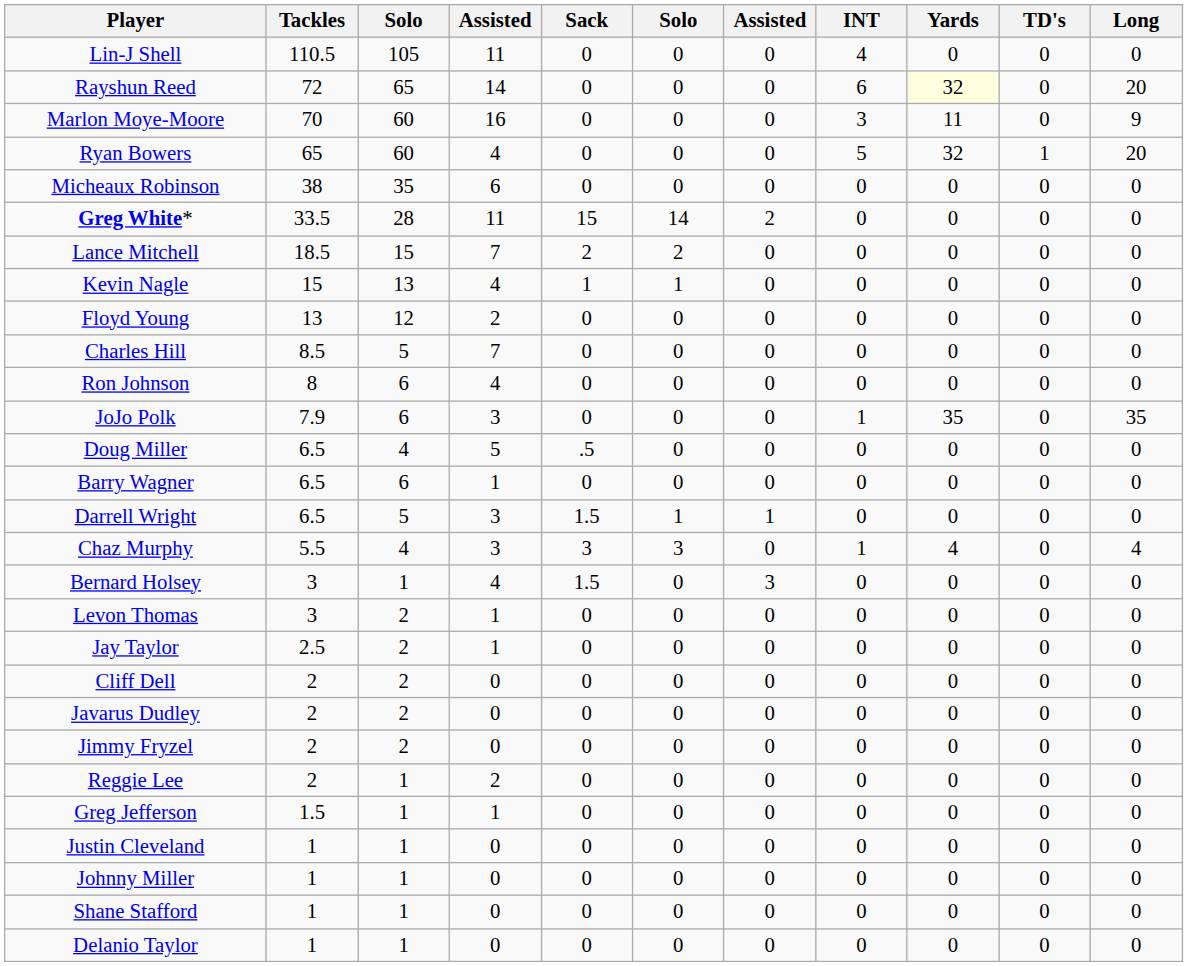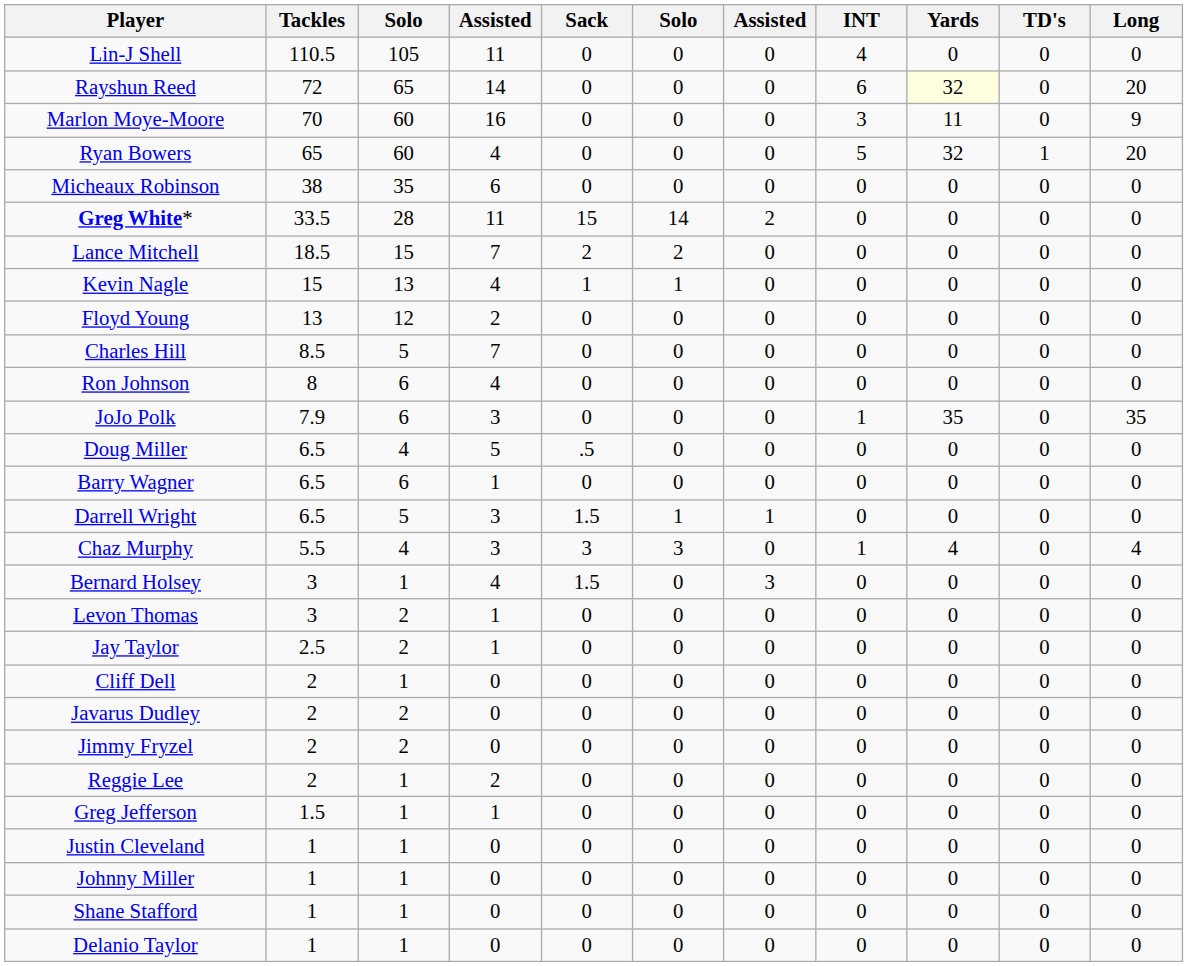(404, 680) 2 -> (404, 680) 1
